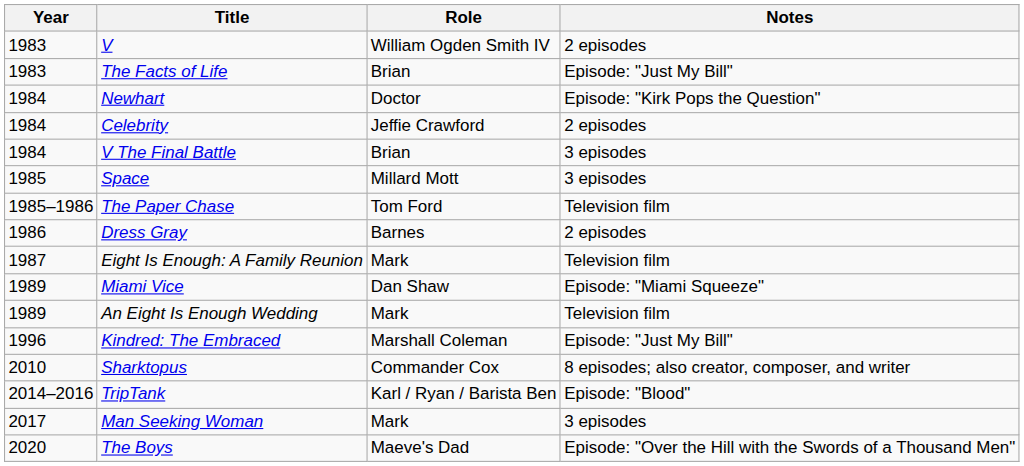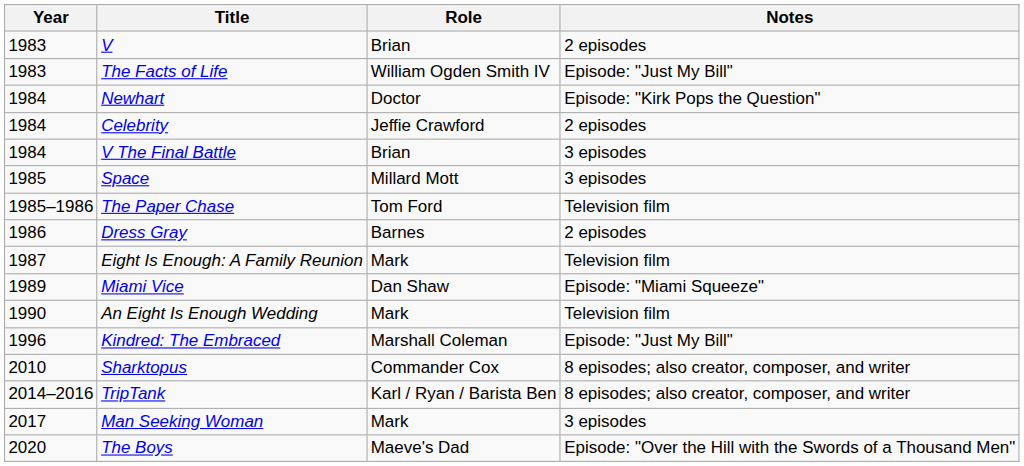(460, 44) William Ogden Smith IV -> (391, 44) Brian
(391, 71) Brian -> (460, 71) William Ogden Smith IV
(27, 313) 1989 -> (27, 313) 1990
(627, 394) Episode: "Blood" -> (737, 394) 8 episodes; also creator, composer, and writer
